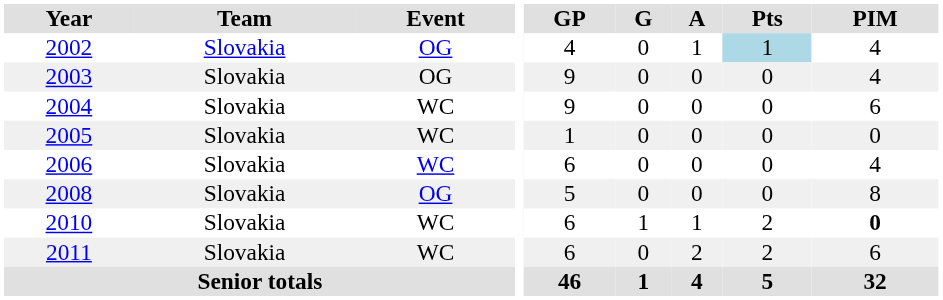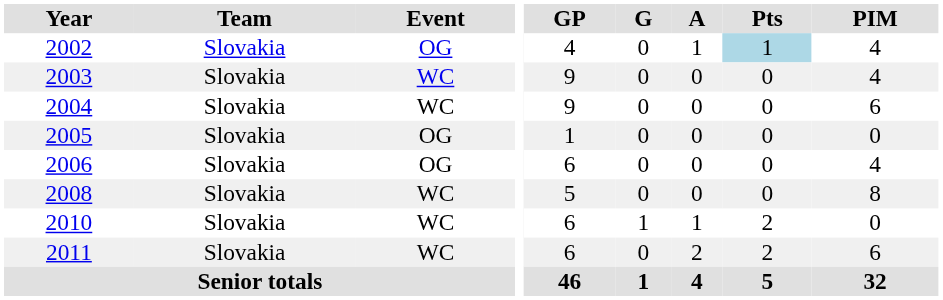(436, 76) OG -> (435, 76) WC
(435, 135) WC -> (436, 135) OG
(435, 164) WC -> (436, 164) OG
(436, 193) OG -> (435, 193) WC
(875, 222) bold -> (875, 222) normal
